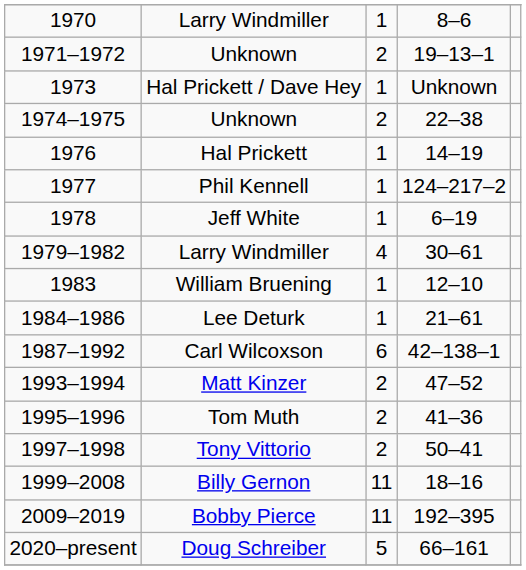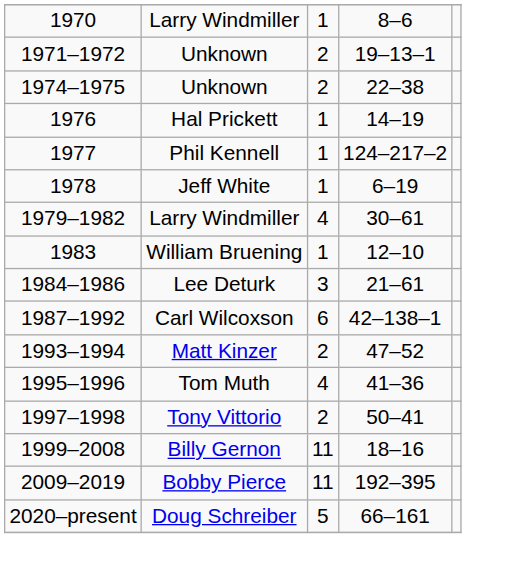- row: (73, 86)
(382, 317) 1 -> (323, 284) 3
(382, 416) 2 -> (323, 383) 4
